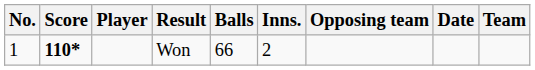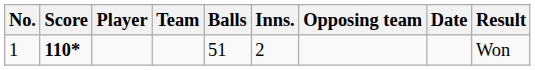columns swapped: (504, 19) <-> (181, 19)
(224, 50) 66 -> (217, 50) 51
